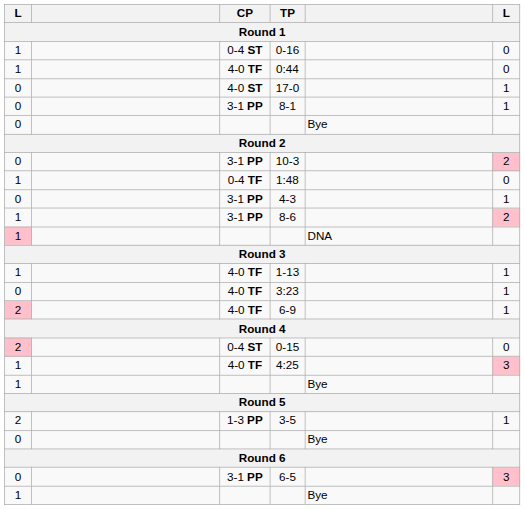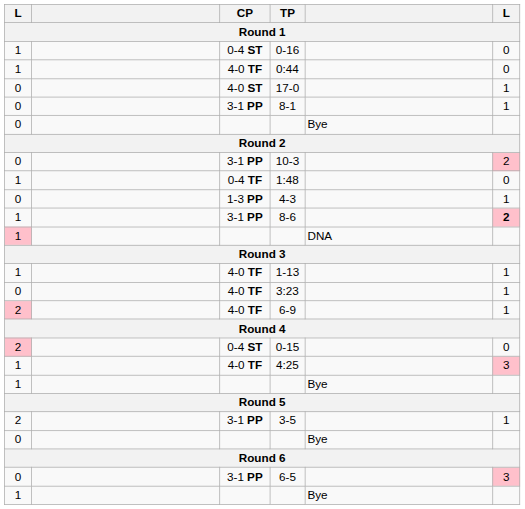(245, 198) 3-1 PP -> (245, 198) 1-3 PP
(506, 217) normal -> (506, 217) bold
(245, 421) 1-3 PP -> (245, 421) 3-1 PP
